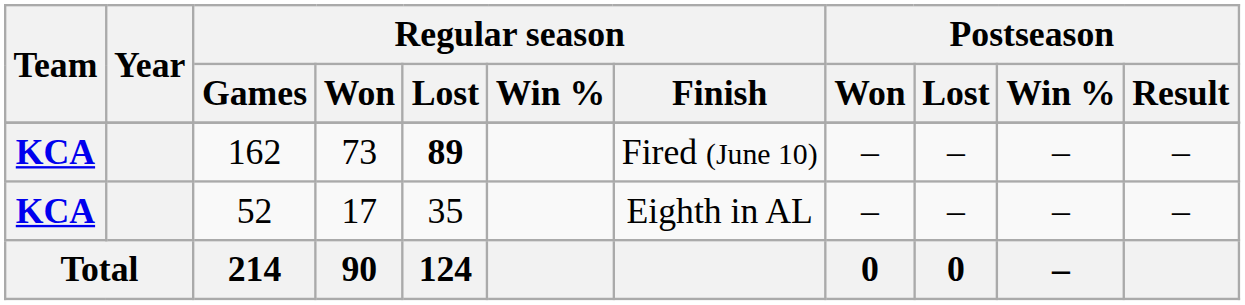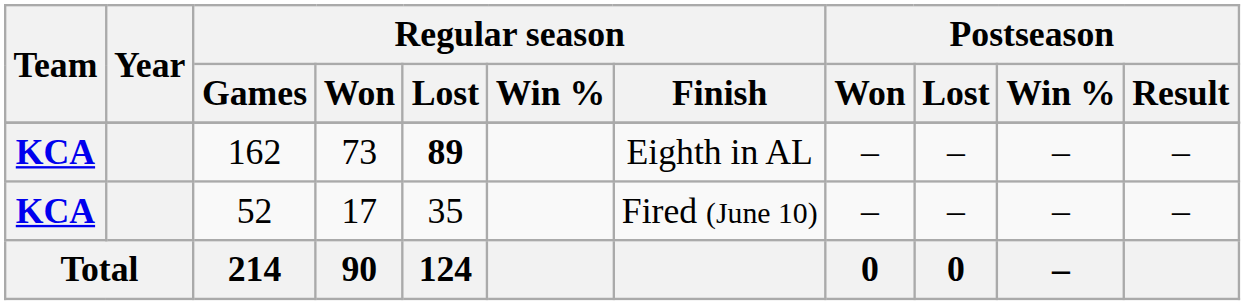(720, 151) Fired (June 10) -> (720, 151) Eighth in AL
(720, 210) Eighth in AL -> (720, 210) Fired (June 10)
